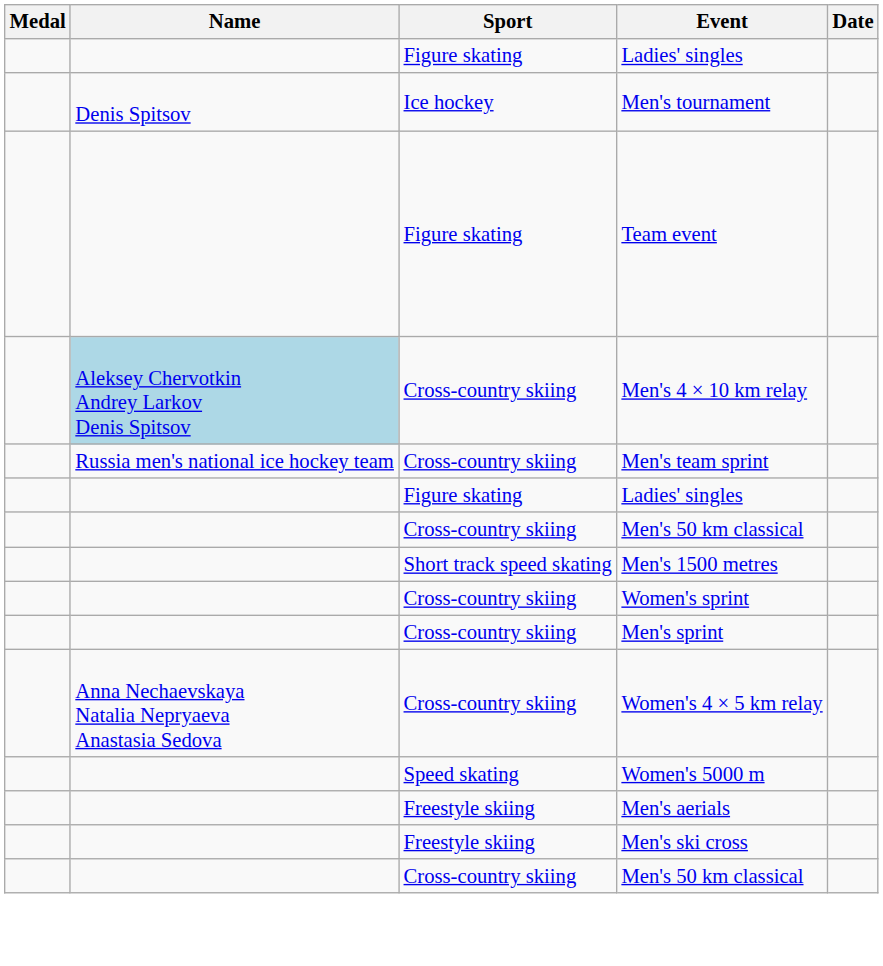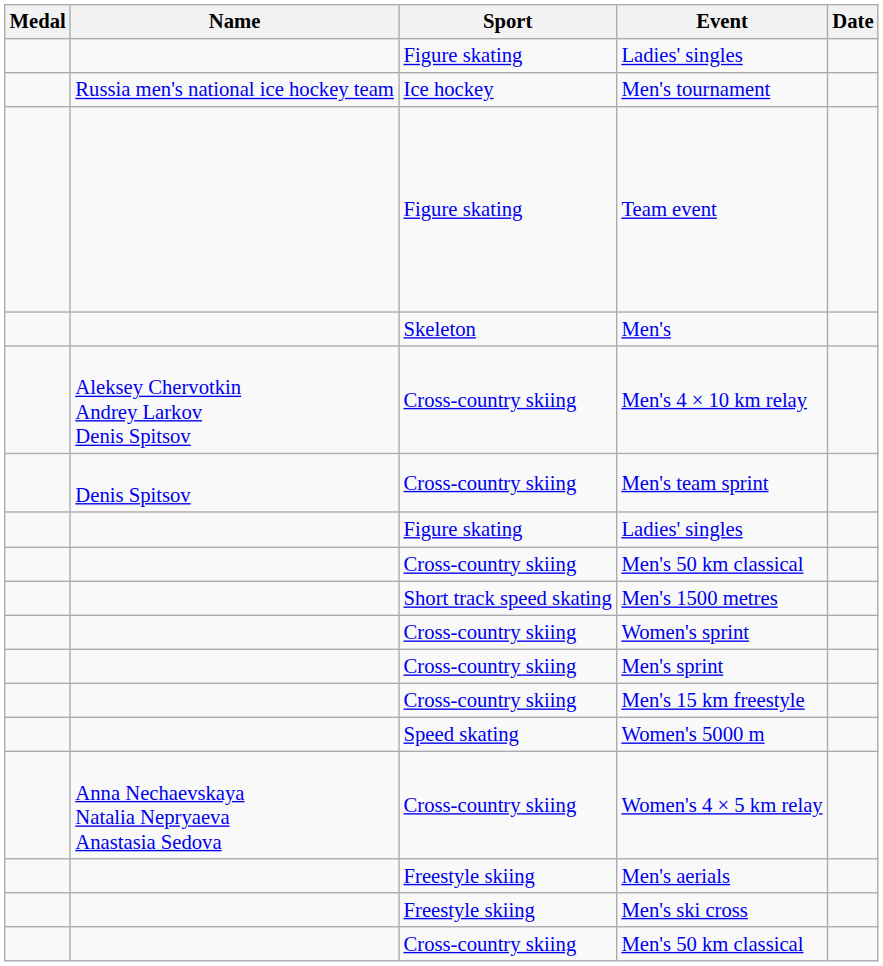(133, 114) Denis Spitsov -> (235, 89) Russia men's national ice hockey team
+ row: (440, 329)
(158, 402) lightblue background -> (158, 412) no background
(235, 461) Russia men's national ice hockey team -> (133, 495) Denis Spitsov
+ row: (490, 700)
rows swapped: (461, 773) <-> (490, 702)
